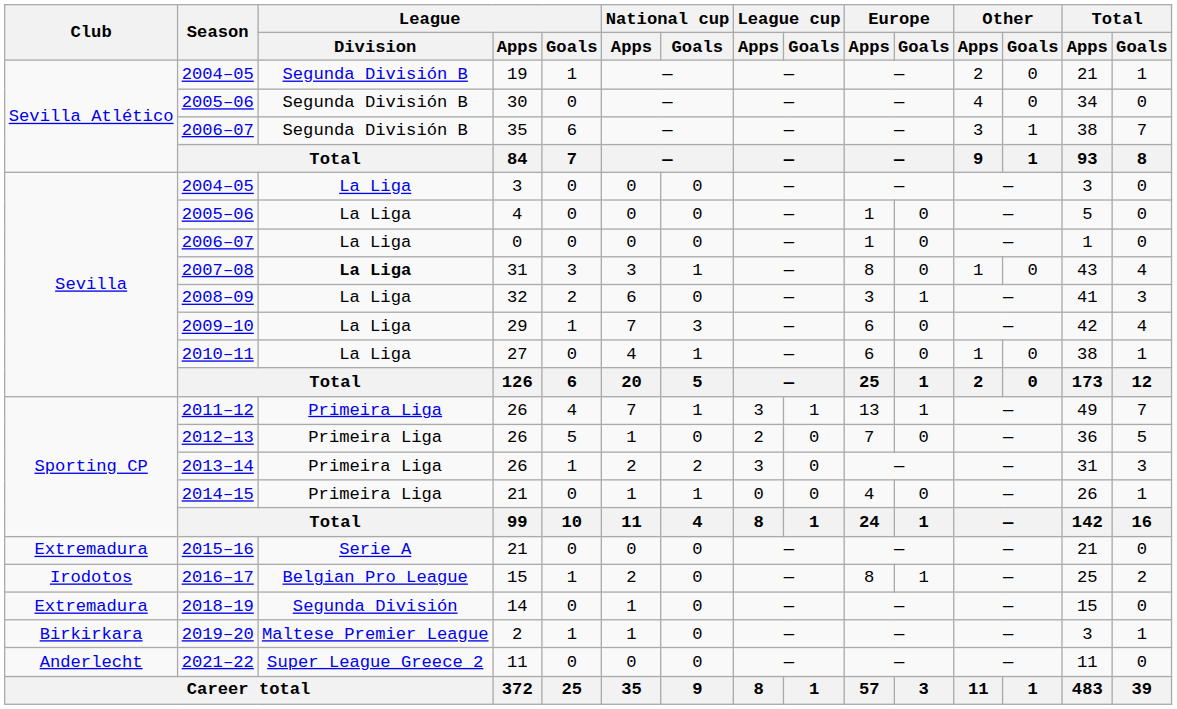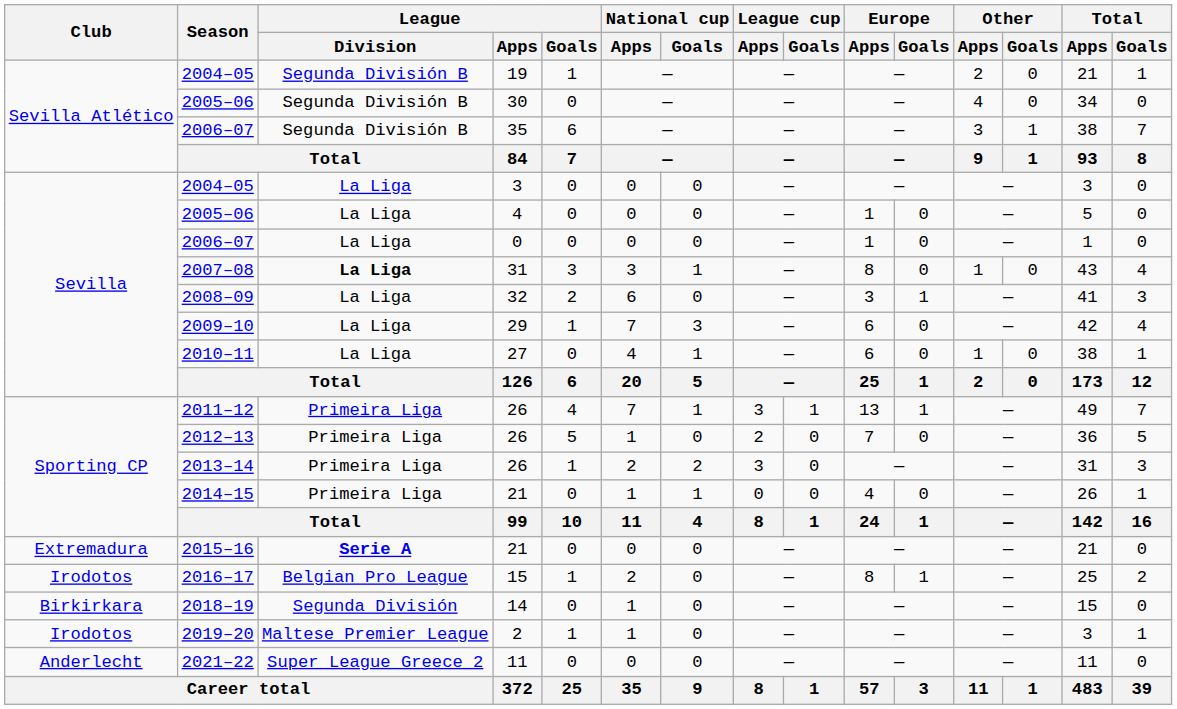(375, 550) normal -> (375, 550) bold
(91, 606) Extremadura -> (91, 606) Birkirkara
(91, 634) Birkirkara -> (91, 634) Irodotos
